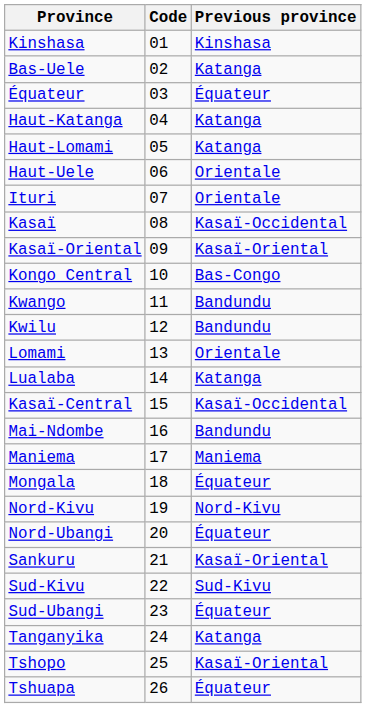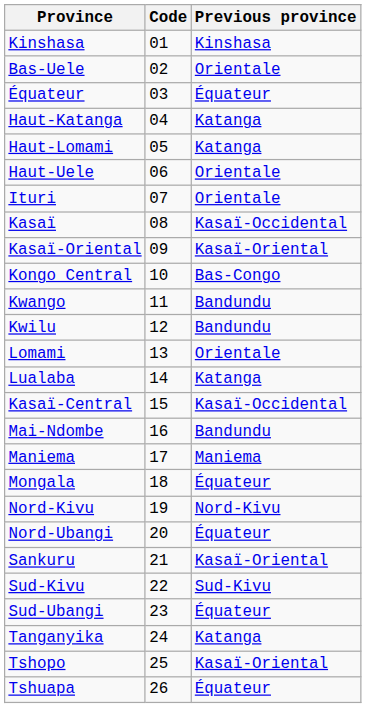(228, 69) Katanga -> (238, 69) Orientale
